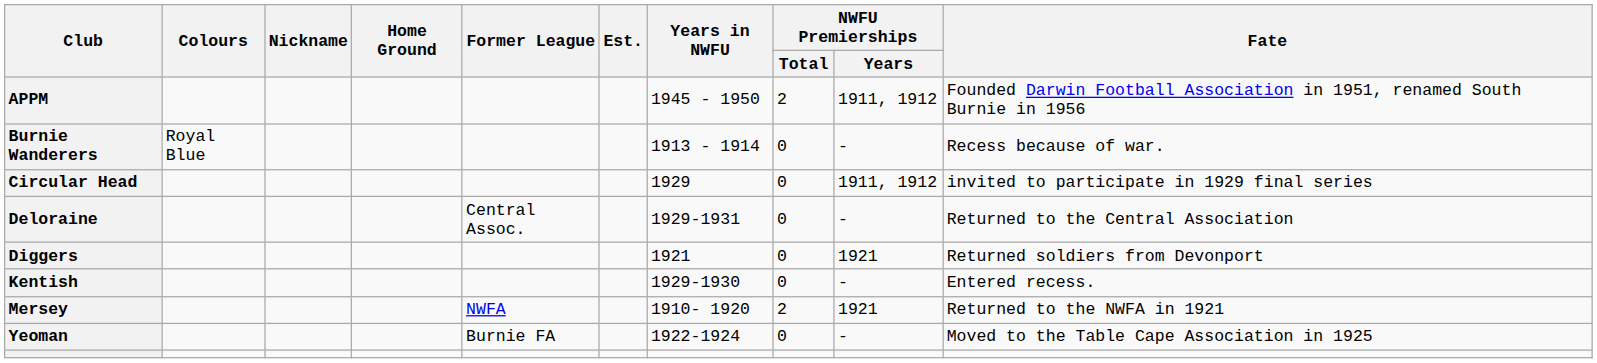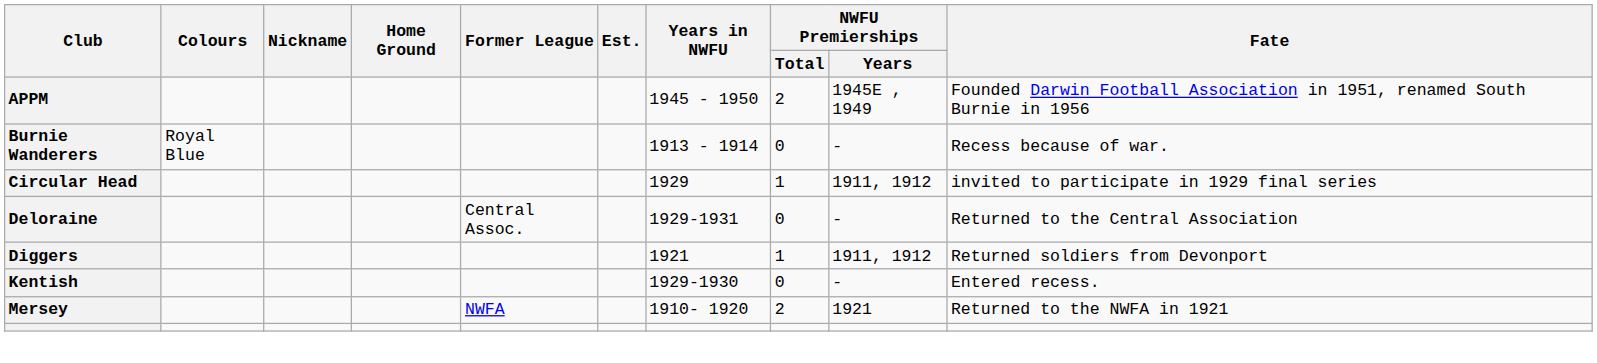(888, 100) 1911, 1912 -> (867, 100) 1945E , 1949
(782, 183) 0 -> (780, 183) 1
(782, 256) 0 -> (780, 256) 1
(858, 256) 1921 -> (882, 256) 1911, 1912
- row: (38, 336)
